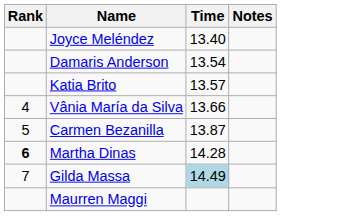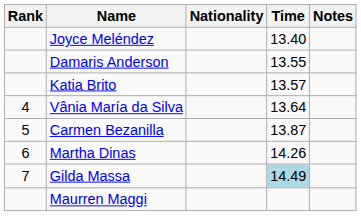+ column: (227, 16)
(208, 62) 13.54 -> (288, 62) 13.55
(208, 108) 13.66 -> (288, 108) 13.64
(25, 153) bold -> (25, 153) normal
(208, 153) 14.28 -> (288, 153) 14.26
